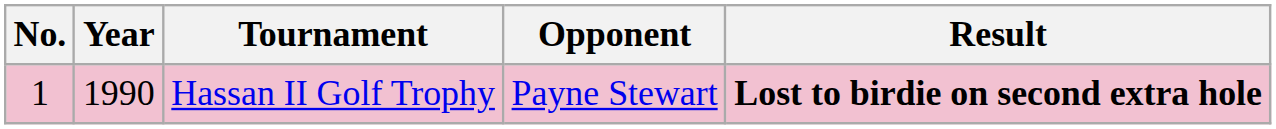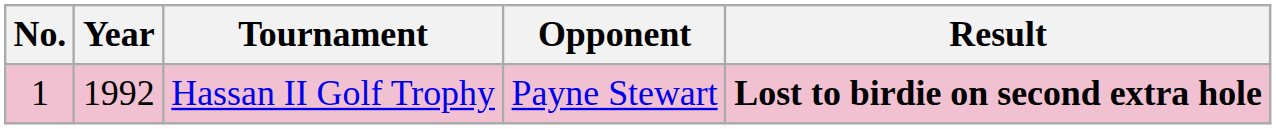(119, 93) 1990 -> (119, 93) 1992
